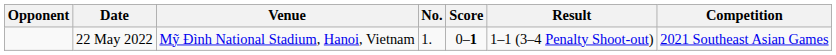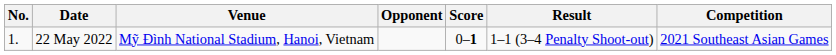columns swapped: (432, 15) <-> (39, 15)
